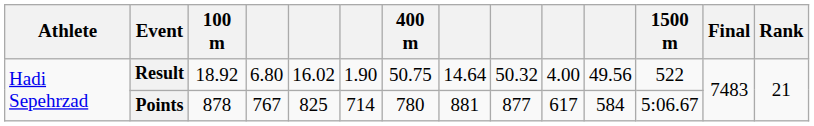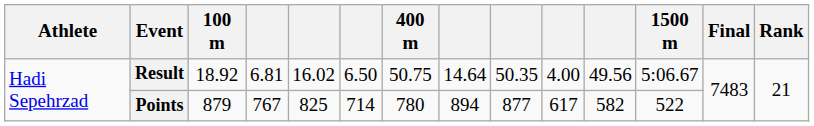(267, 74) 6.80 -> (267, 74) 6.81
(361, 74) 1.90 -> (361, 74) 6.50
(517, 74) 50.32 -> (517, 74) 50.35
(670, 74) 522 -> (670, 74) 5:06.67
(217, 105) 878 -> (217, 105) 879
(465, 105) 881 -> (465, 105) 894
(610, 105) 584 -> (610, 105) 582
(670, 105) 5:06.67 -> (670, 105) 522
